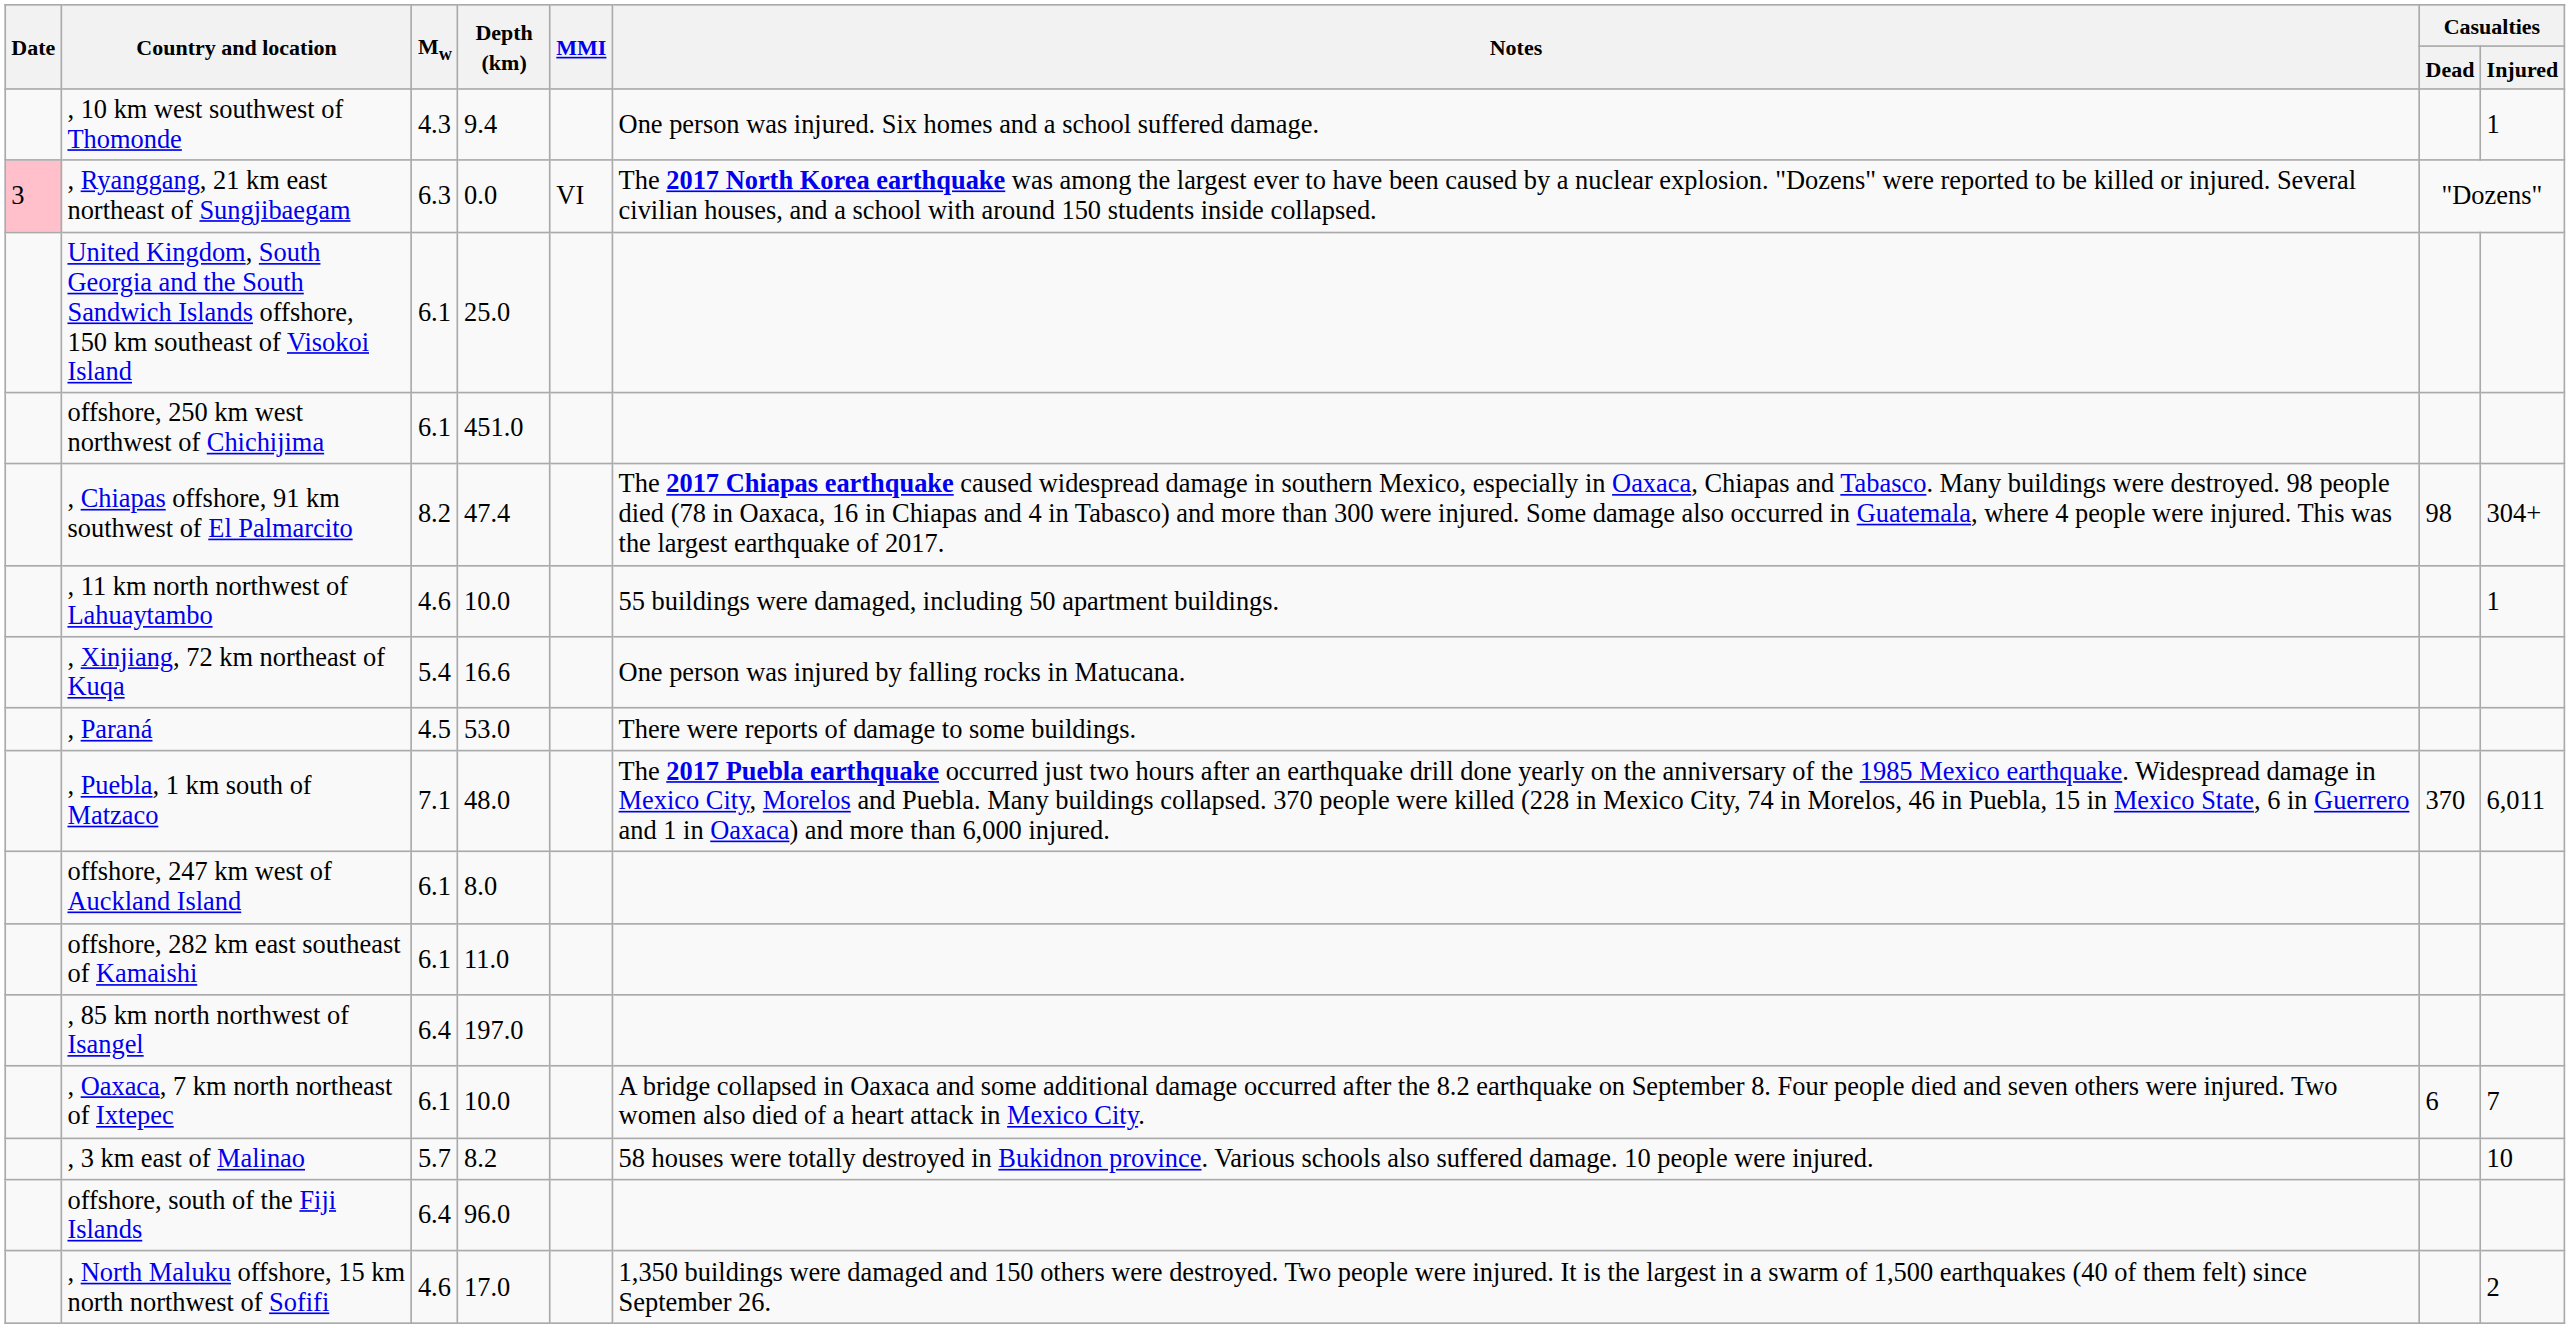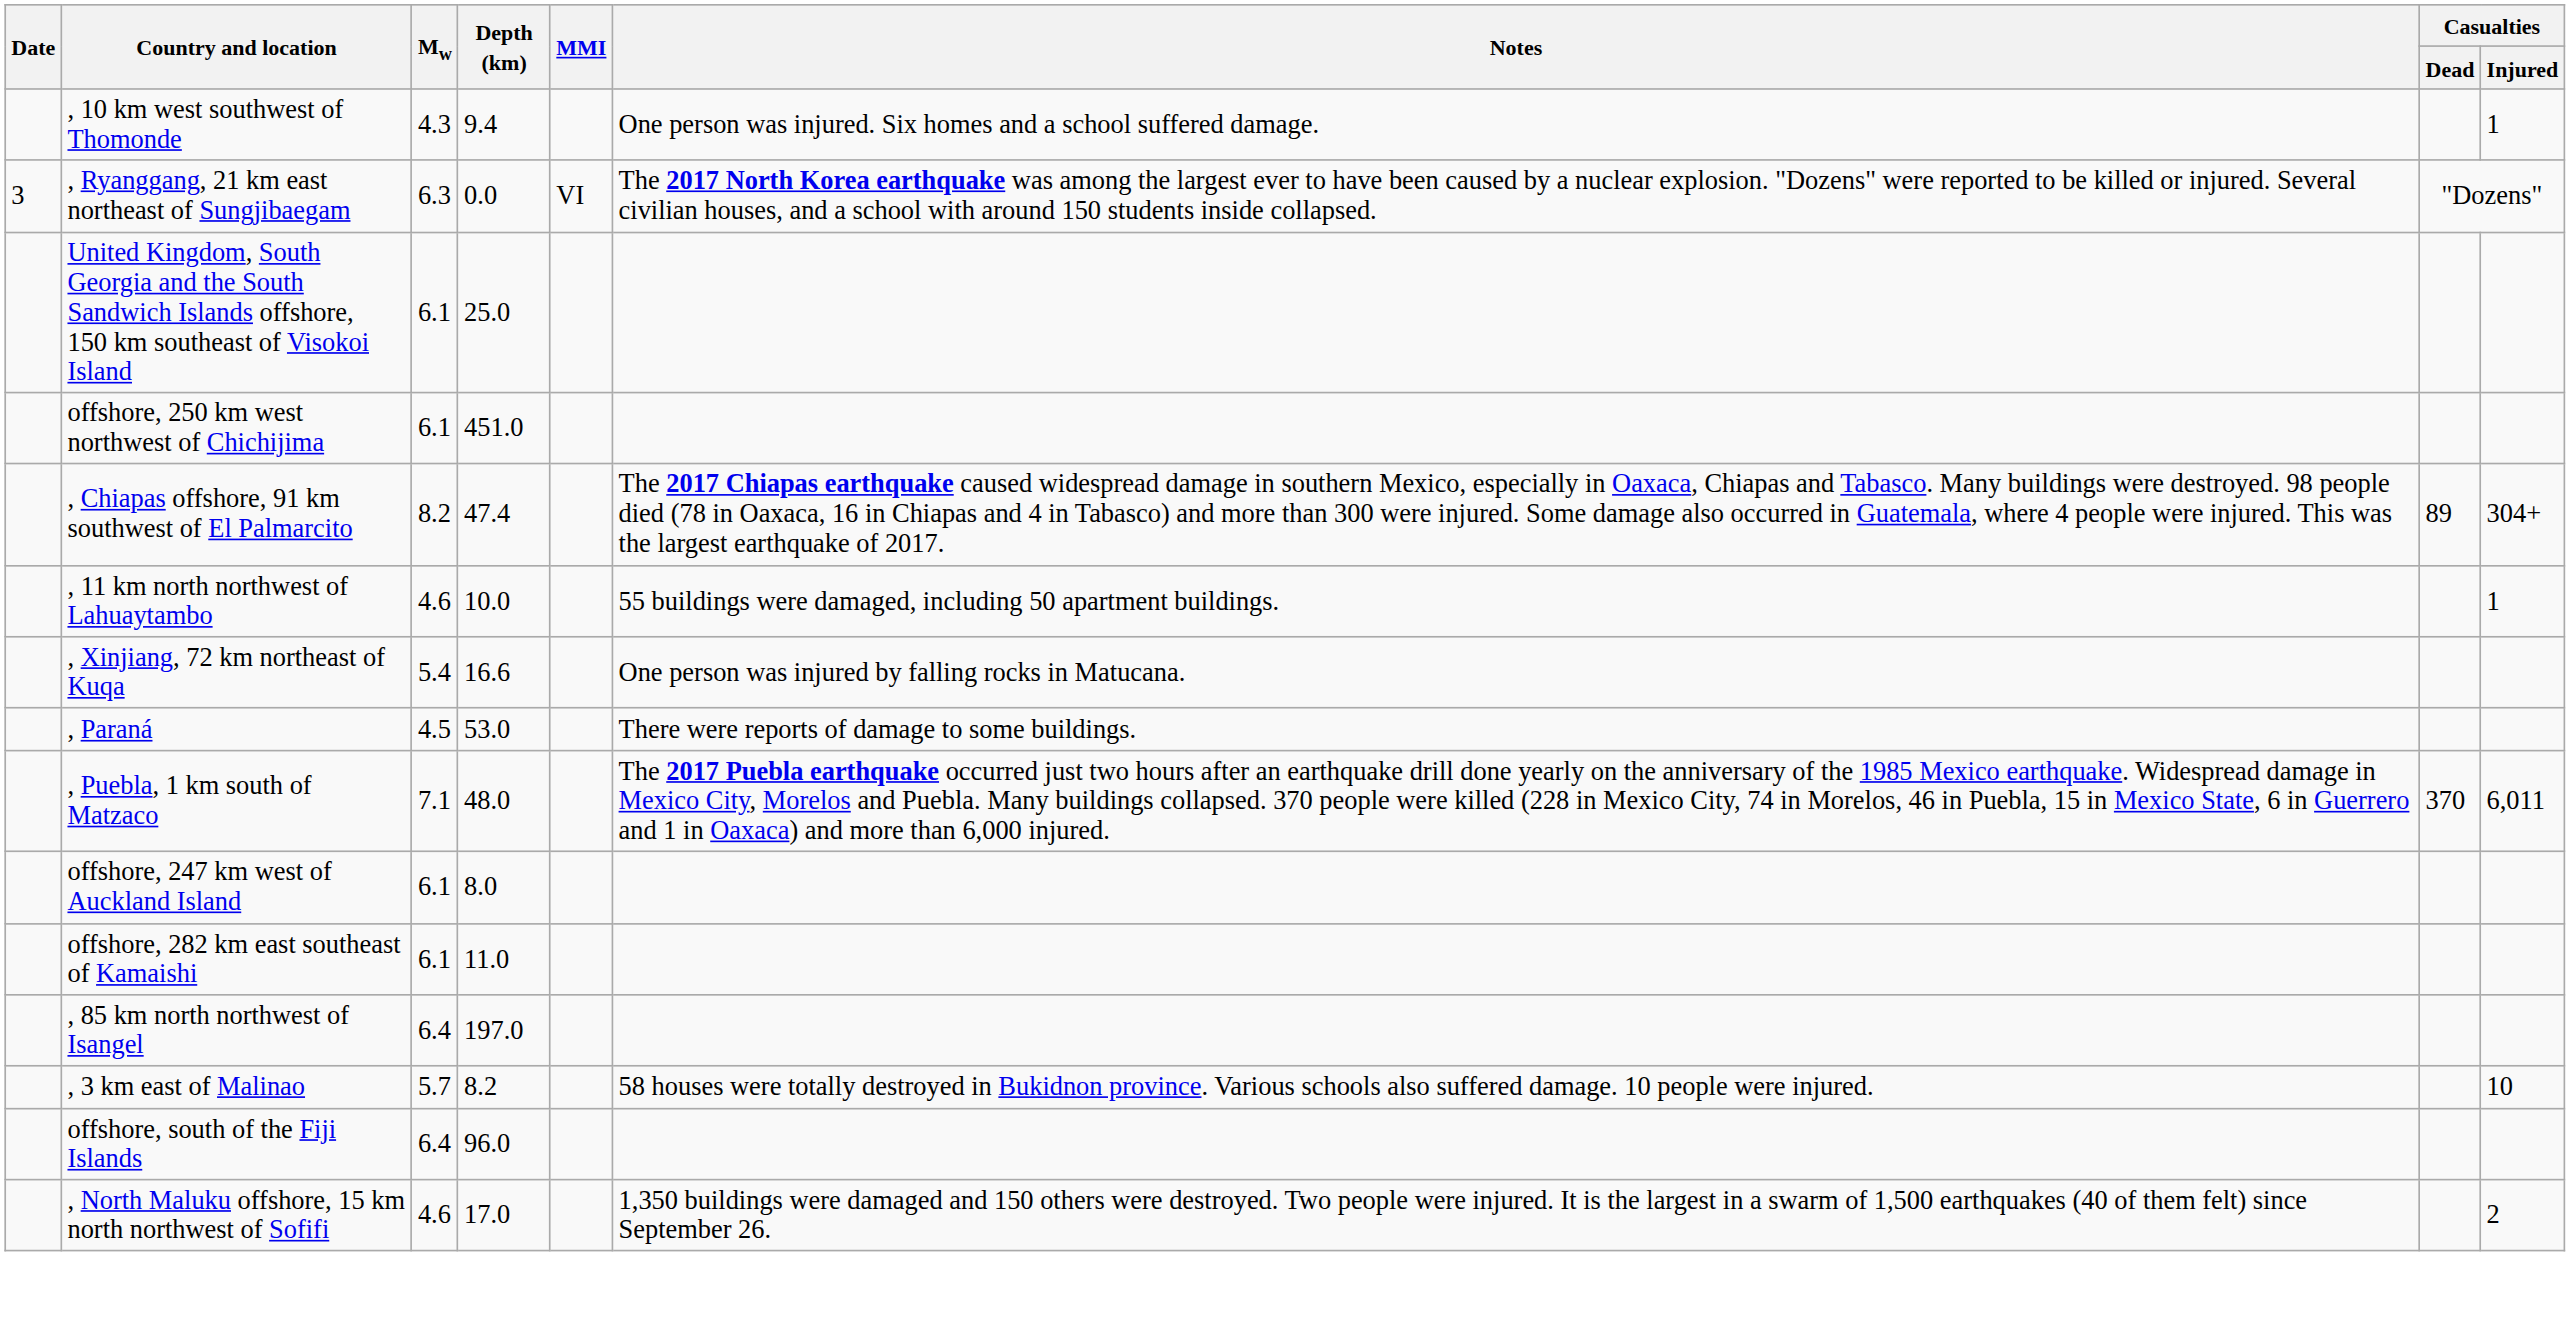(18, 195) pink background -> (18, 195) no background
(2439, 514) 98 -> (2439, 514) 89
- row: (230, 1101)
